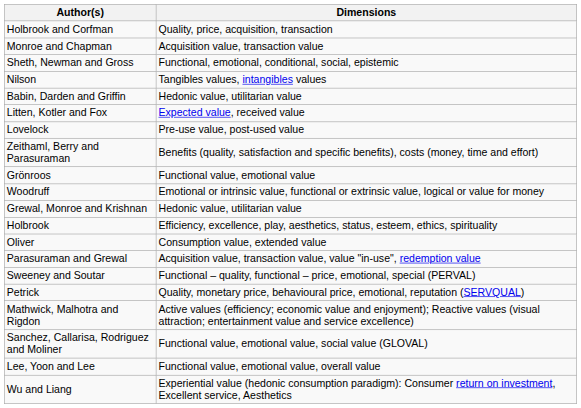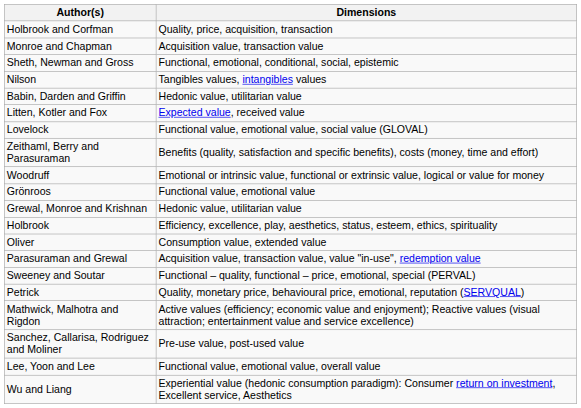(231, 130) Pre-use value, post-used value -> (293, 130) Functional value, emotional value, social value (GLOVAL)
rows swapped: (28, 192) <-> (29, 175)
(293, 344) Functional value, emotional value, social value (GLOVAL) -> (231, 344) Pre-use value, post-used value
